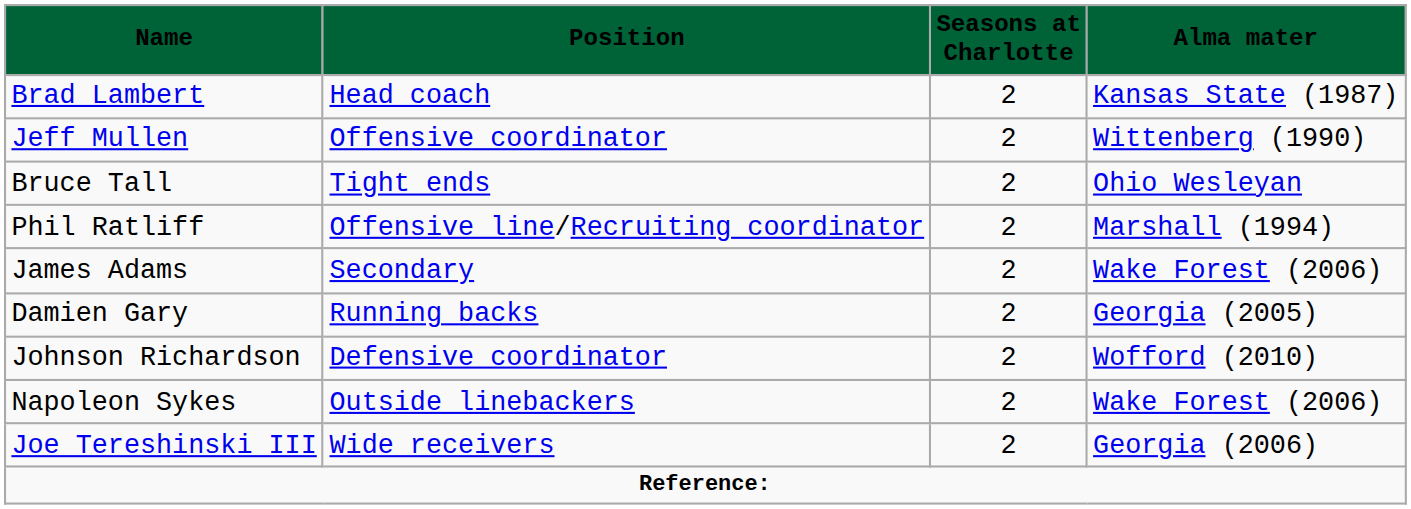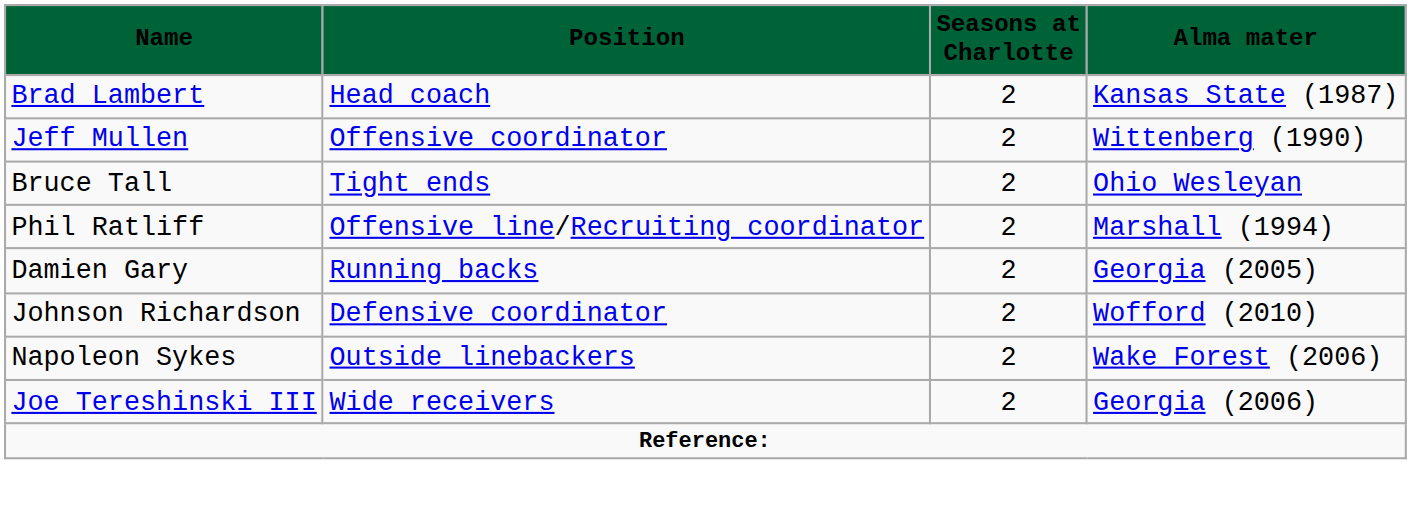- row: (100, 271)
